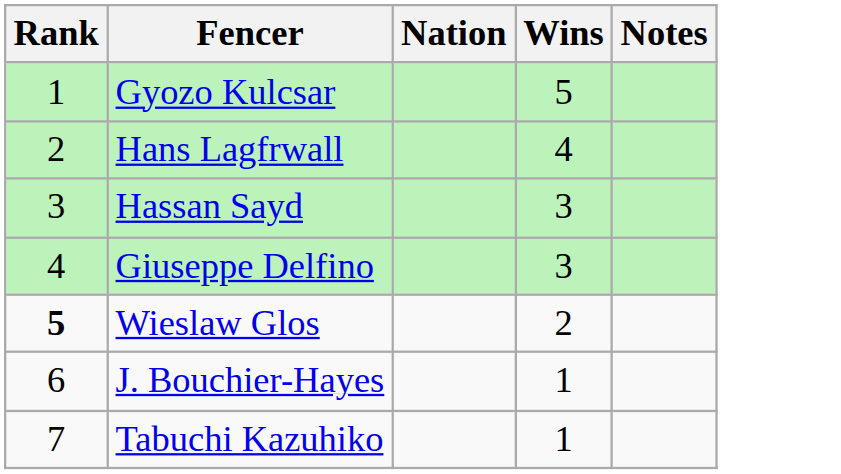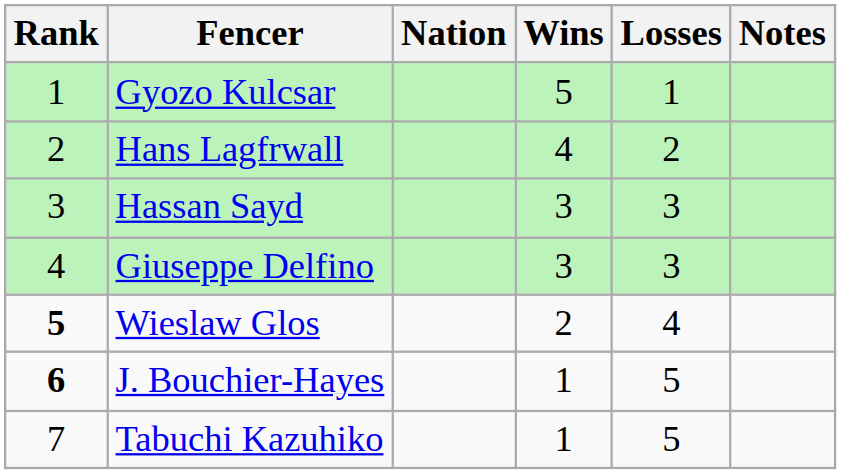+ column: (671, 33)
(56, 380) normal -> (56, 380) bold
